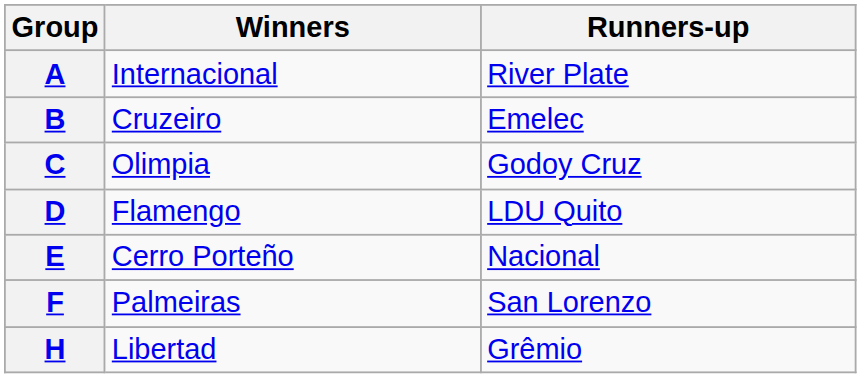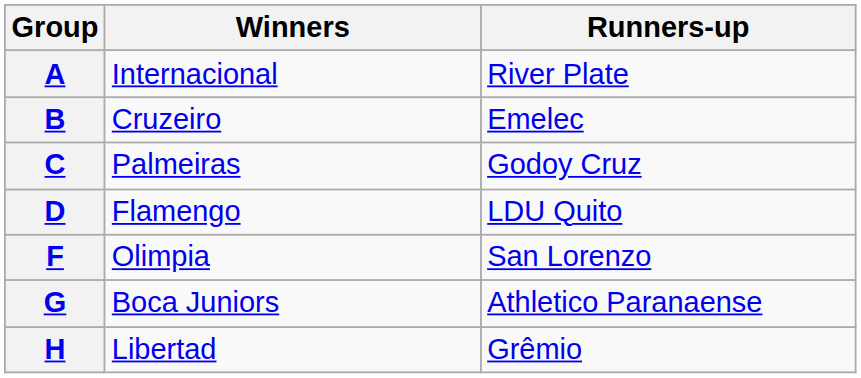(161, 165) Olimpia -> (176, 165) Palmeiras
- row: (55, 257)
(176, 303) Palmeiras -> (161, 257) Olimpia
+ row: (55, 303)
